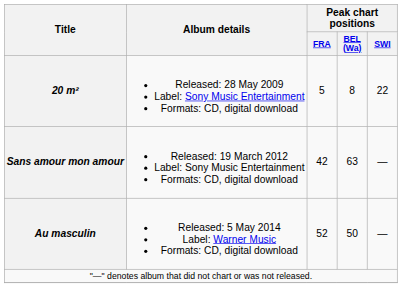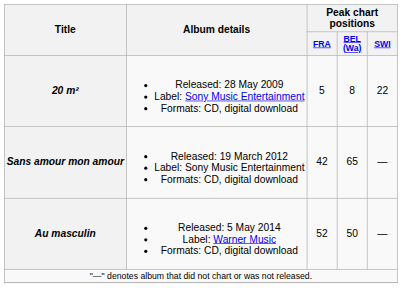(352, 162) 63 -> (352, 162) 65
